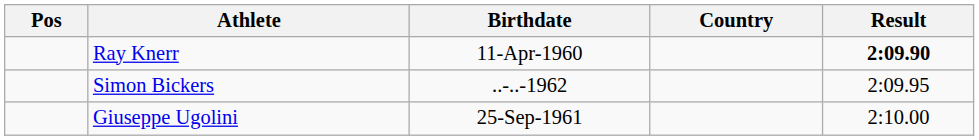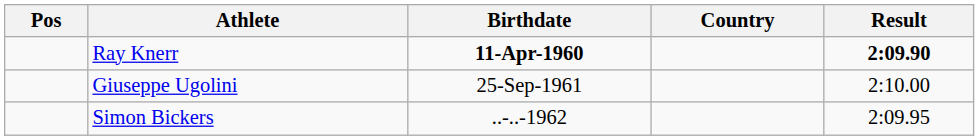(530, 53) normal -> (529, 53) bold
rows swapped: (154, 85) <-> (165, 118)
